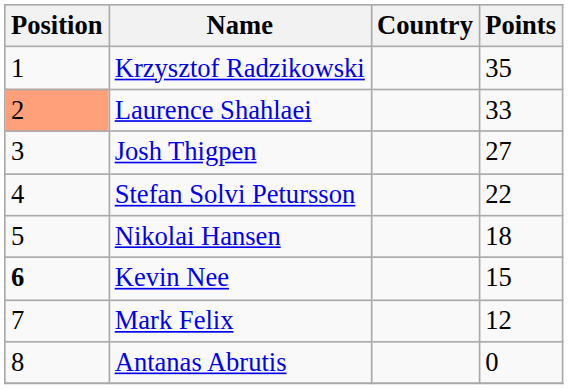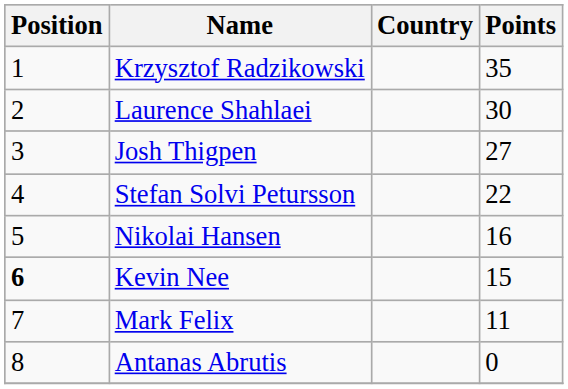(18, 109) lightsalmon background -> (18, 109) no background
(498, 109) 33 -> (498, 109) 30
(498, 236) 18 -> (498, 236) 16
(498, 320) 12 -> (498, 320) 11
